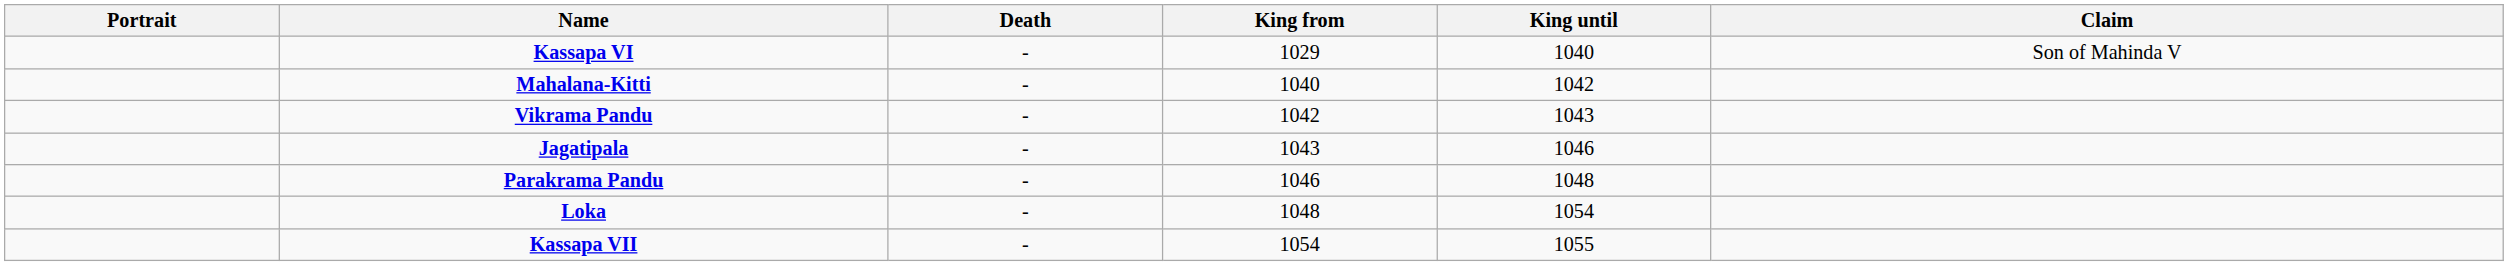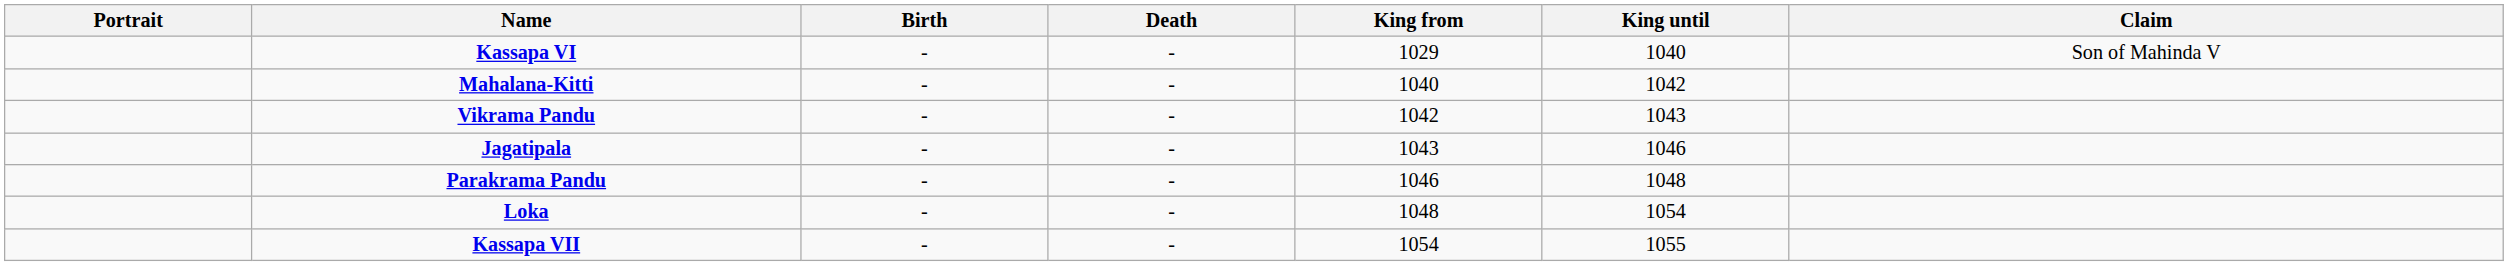+ column: (924, 20)
